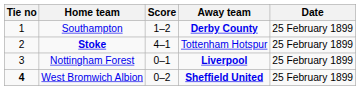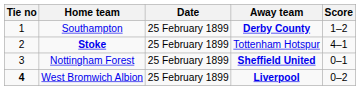columns swapped: (162, 12) <-> (313, 12)
(224, 61) Liverpool -> (277, 61) Sheffield United
(224, 77) Sheffield United -> (277, 77) Liverpool
